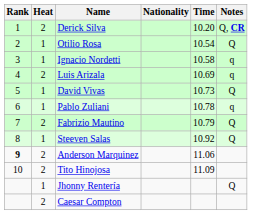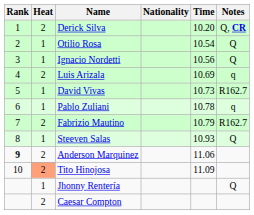(204, 59) 10.58 -> (204, 59) 10.56
(232, 59) q -> (233, 59) Q
(232, 91) Q -> (233, 91) R162.7
(232, 123) Q -> (233, 123) R162.7
(204, 138) 10.92 -> (204, 138) 10.93
(43, 170) no background -> (43, 170) lightsalmon background
